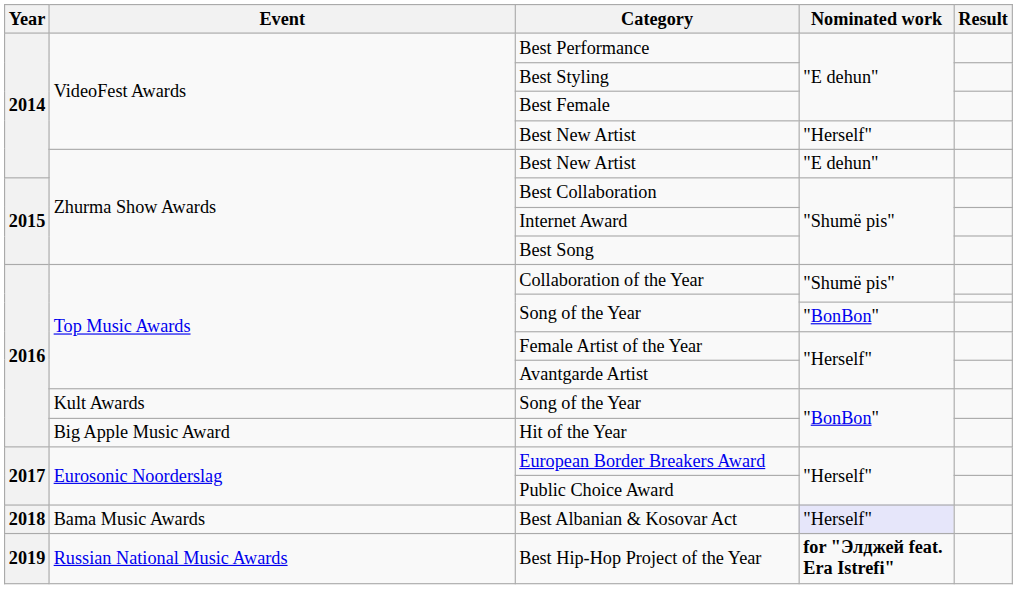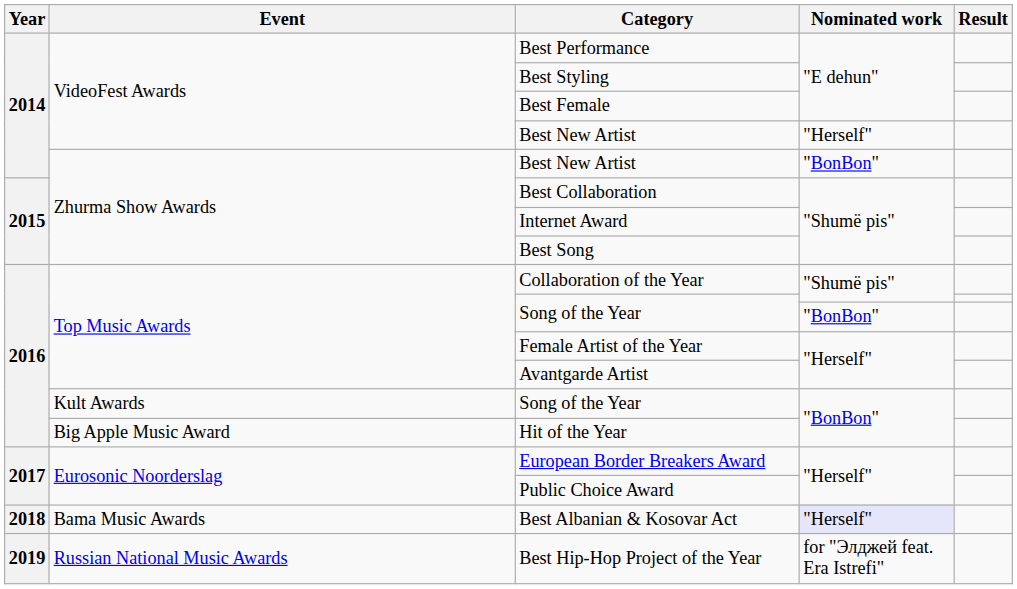(841, 163) "E dehun" -> (841, 163) "BonBon"
(873, 558) bold -> (868, 558) normal
